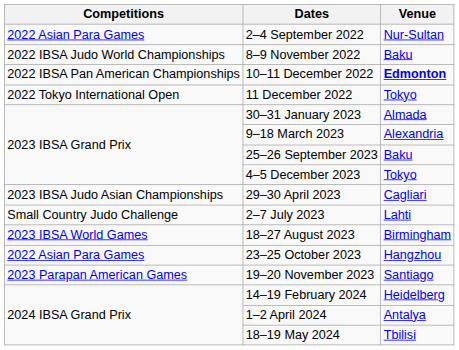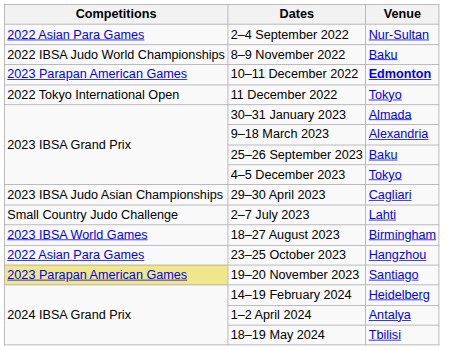(124, 74) 2022 IBSA Pan American Championships -> (97, 74) 2023 Parapan American Games
(97, 275) no background -> (97, 275) khaki background
